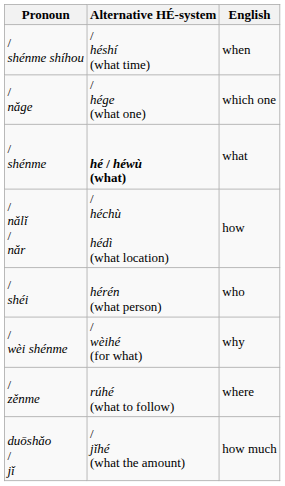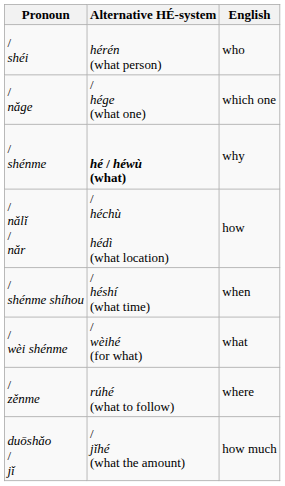rows swapped: (18, 292) <-> (46, 49)
(235, 156) what -> (234, 156) why
(234, 342) why -> (235, 342) what
